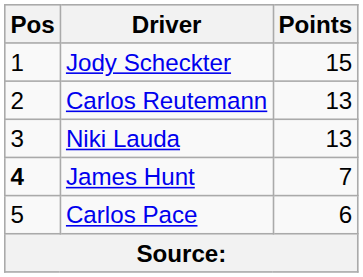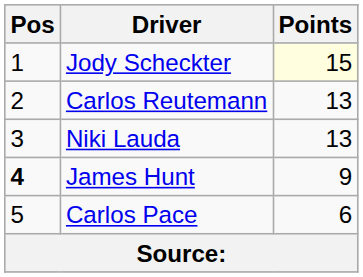(339, 62) no background -> (339, 62) lightyellow background
(346, 177) 7 -> (346, 177) 9
